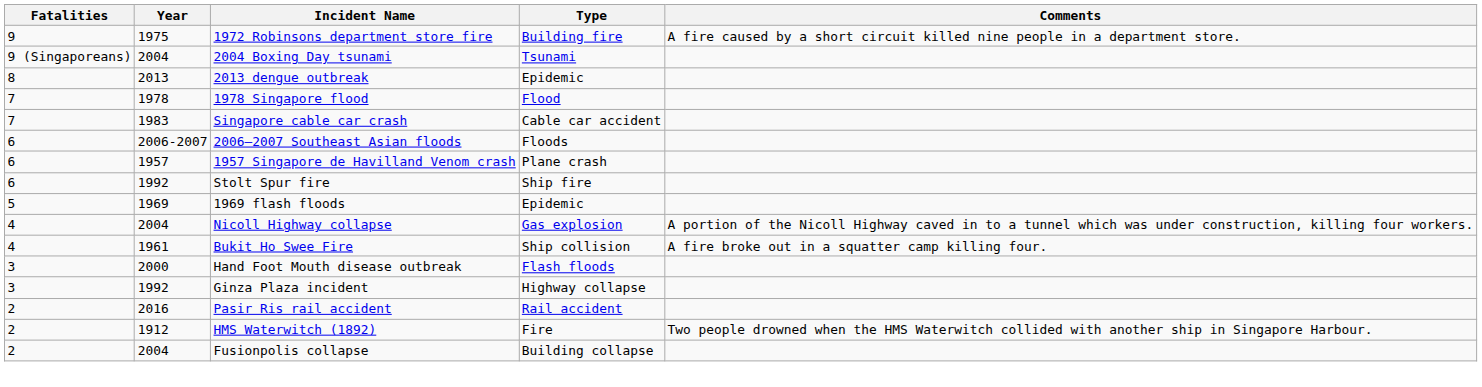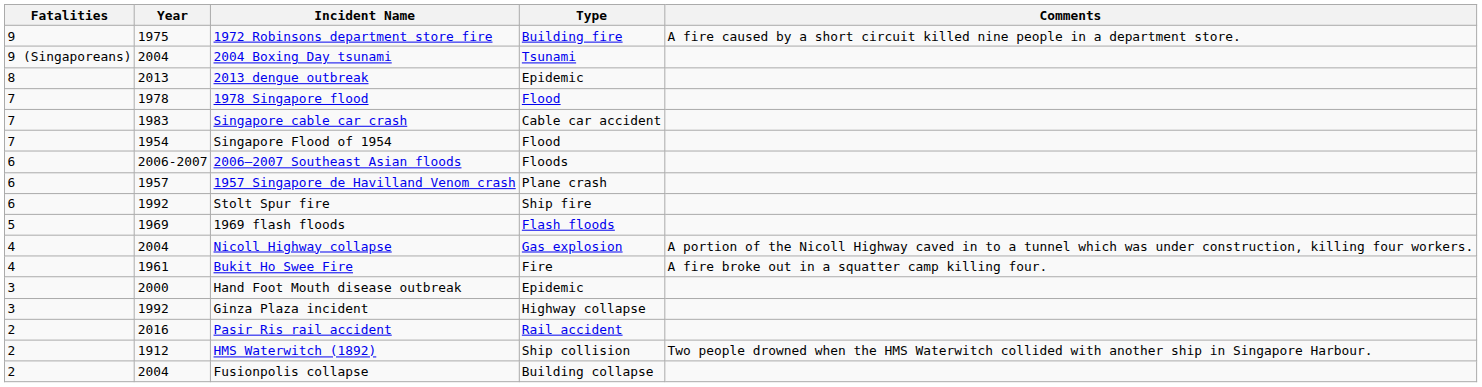+ row: (303, 141)
(553, 204) Epidemic -> (568, 225) Flash floods
(576, 246) Ship collision -> (537, 267) Fire
(568, 267) Flash floods -> (553, 288) Epidemic
(537, 330) Fire -> (576, 351) Ship collision
